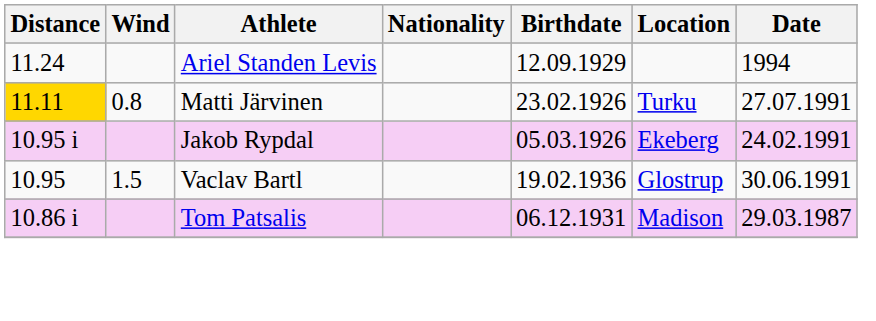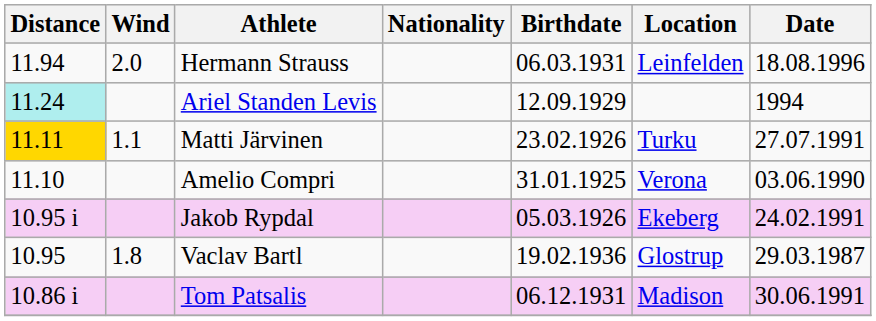+ row: (265, 62)
(37, 62) no background -> (37, 101) paleturquoise background
(127, 101) 0.8 -> (127, 140) 1.1
+ row: (258, 179)
(127, 179) 1.5 -> (127, 256) 1.8
(796, 179) 30.06.1991 -> (810, 256) 29.03.1987
(796, 218) 29.03.1987 -> (810, 295) 30.06.1991
